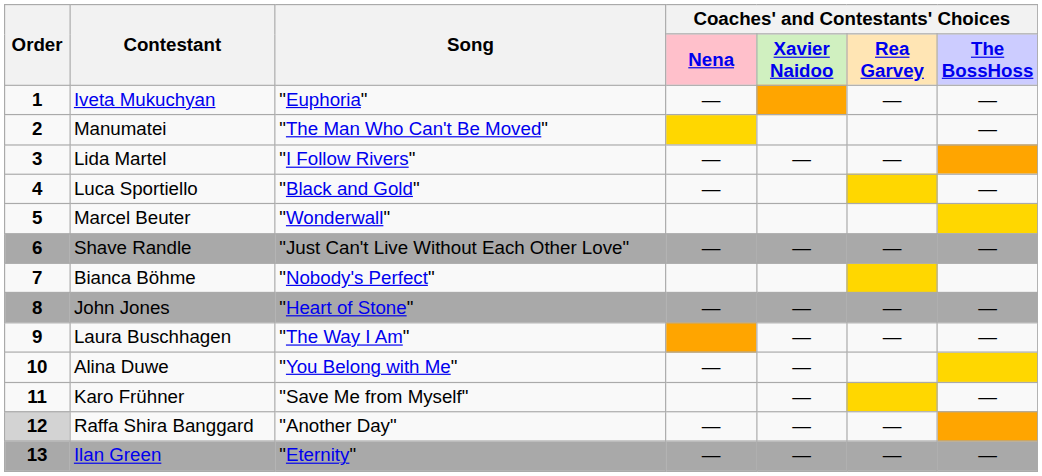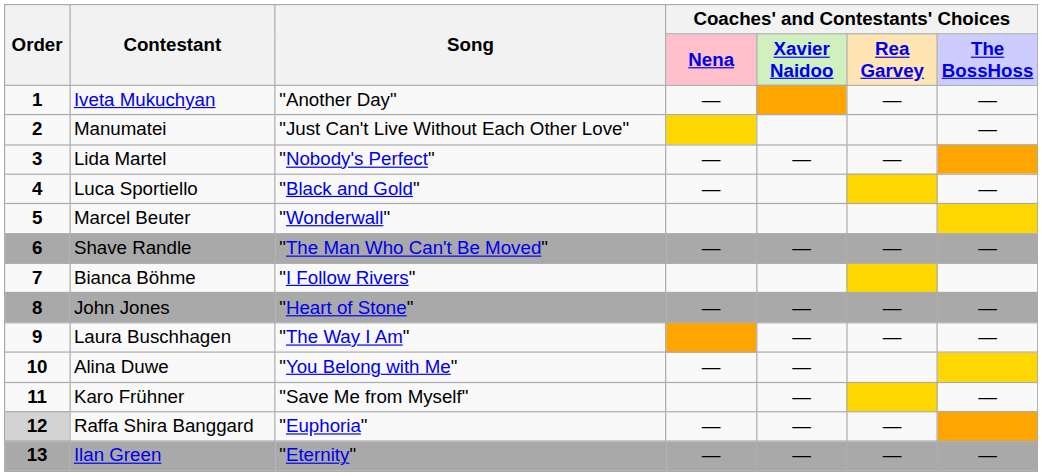(323, 99) "Euphoria" -> (338, 99) "Another Day"
(414, 129) "The Man Who Can't Be Moved" -> (454, 129) "Just Can't Live Without Each Other Love"
(347, 159) "I Follow Rivers" -> (357, 159) "Nobody's Perfect"
(454, 248) "Just Can't Live Without Each Other Love" -> (414, 248) "The Man Who Can't Be Moved"
(357, 277) "Nobody's Perfect" -> (347, 277) "I Follow Rivers"
(338, 426) "Another Day" -> (323, 426) "Euphoria"
